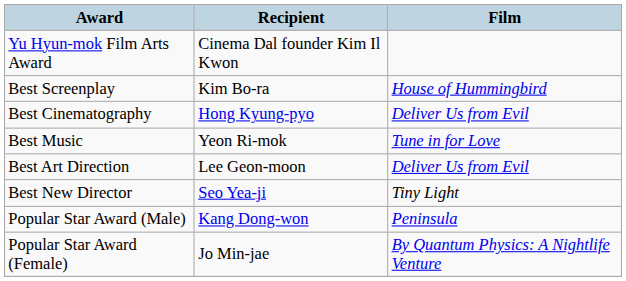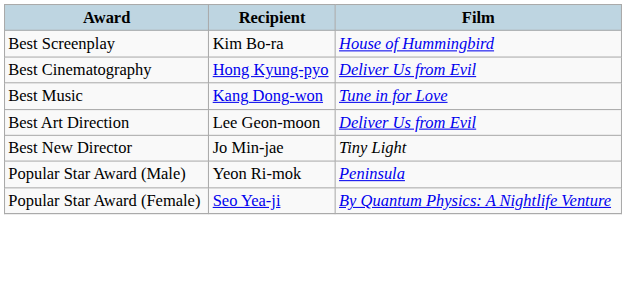- row: (89, 52)
(243, 140) Yeon Ri-mok -> (268, 95) Kang Dong-won
(232, 192) Seo Yea-ji -> (248, 148) Jo Min-jae
(253, 219) Kang Dong-won -> (257, 174) Yeon Ri-mok
(234, 254) Jo Min-jae -> (247, 200) Seo Yea-ji
